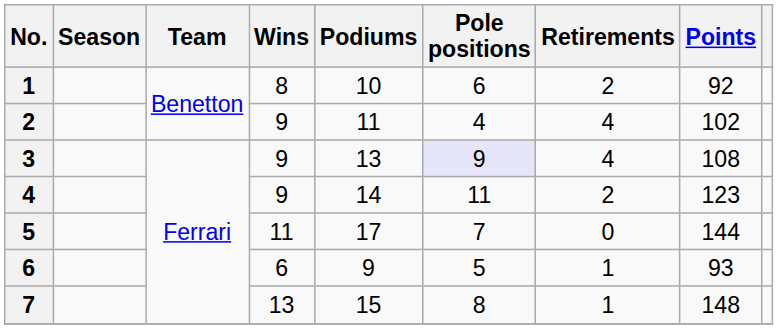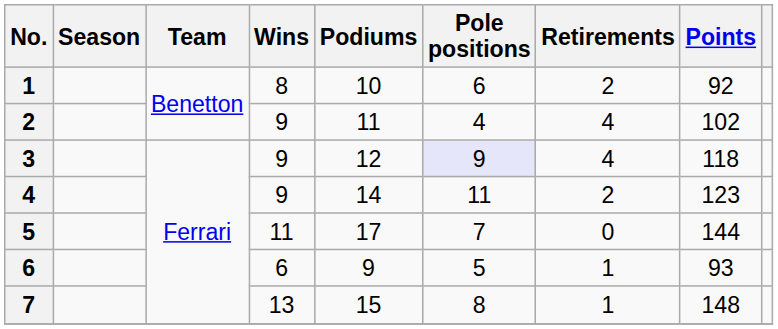(369, 159) 13 -> (369, 159) 12
(721, 159) 108 -> (721, 159) 118
